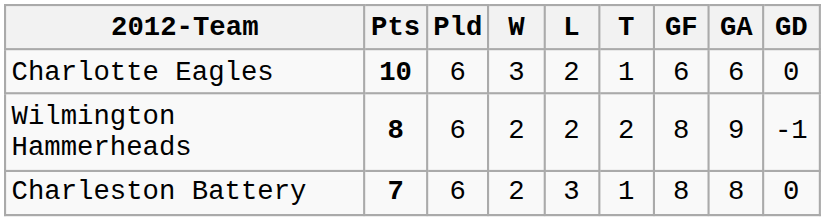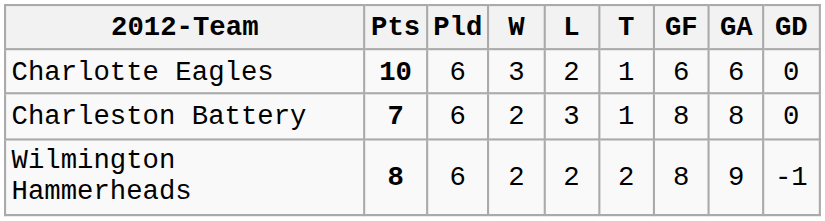rows swapped: (102, 132) <-> (159, 192)
